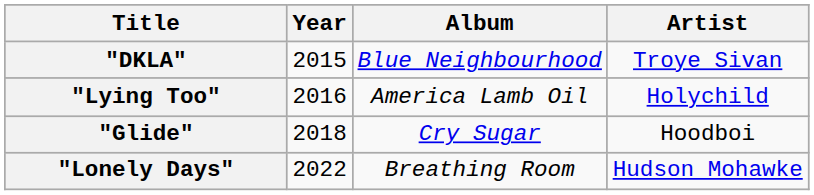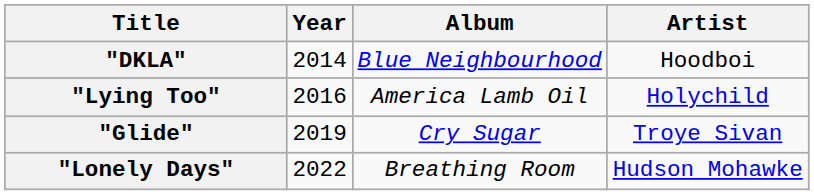(320, 60) 2015 -> (320, 60) 2014
(708, 60) Troye Sivan -> (708, 60) Hoodboi
(320, 134) 2018 -> (320, 134) 2019
(708, 134) Hoodboi -> (708, 134) Troye Sivan
